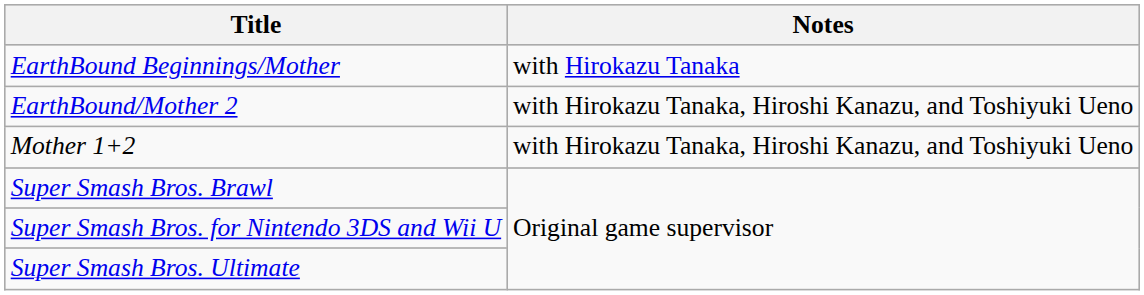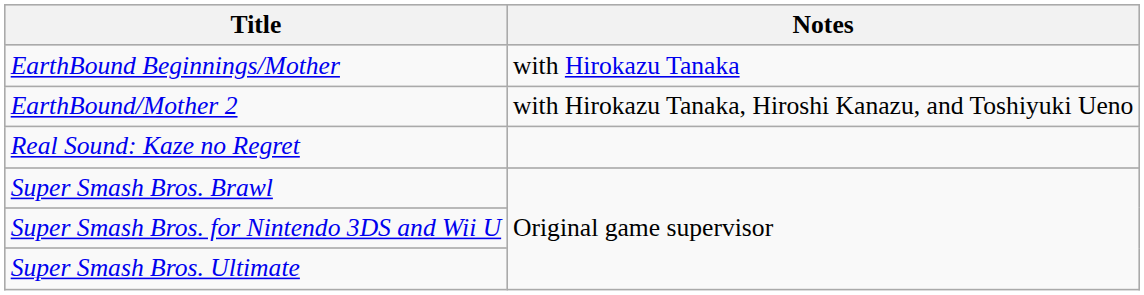+ row: (155, 146)
- row: (73, 146)
